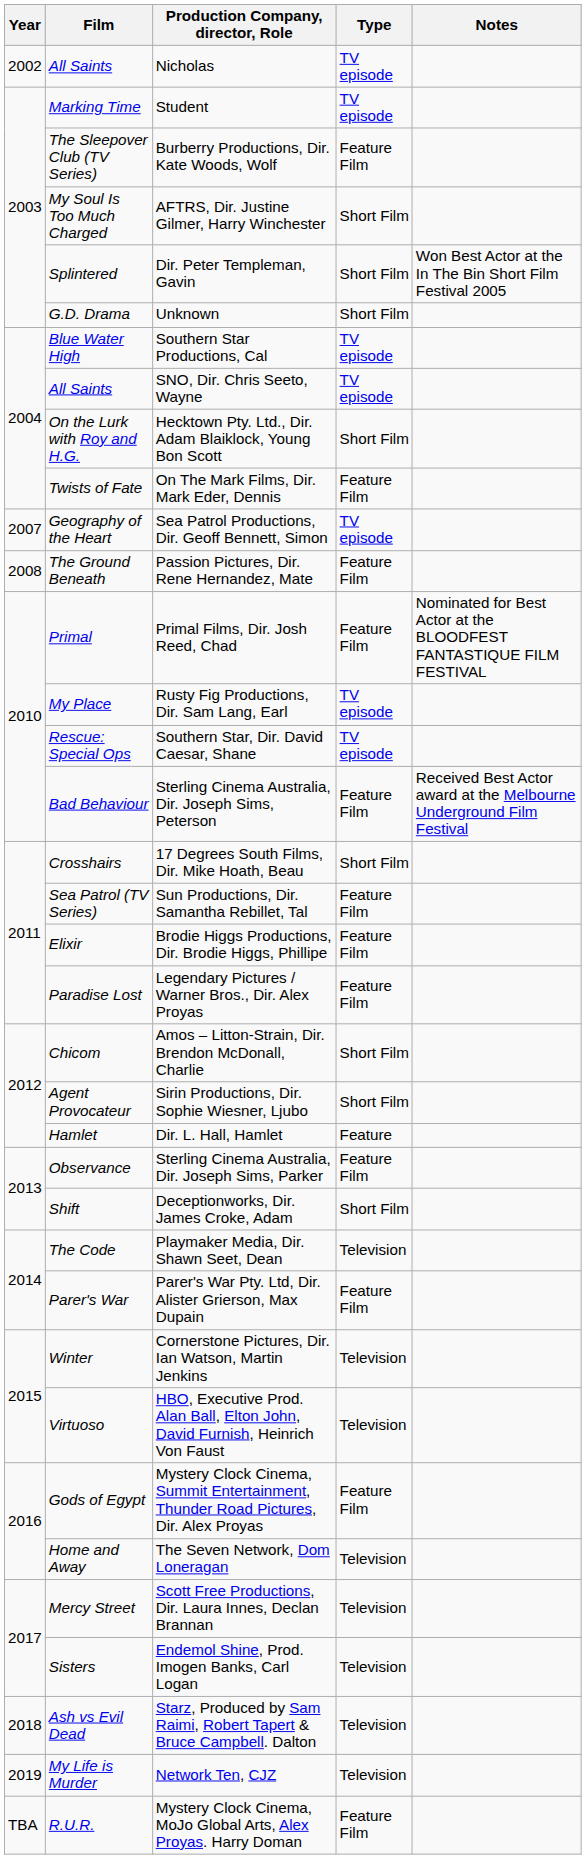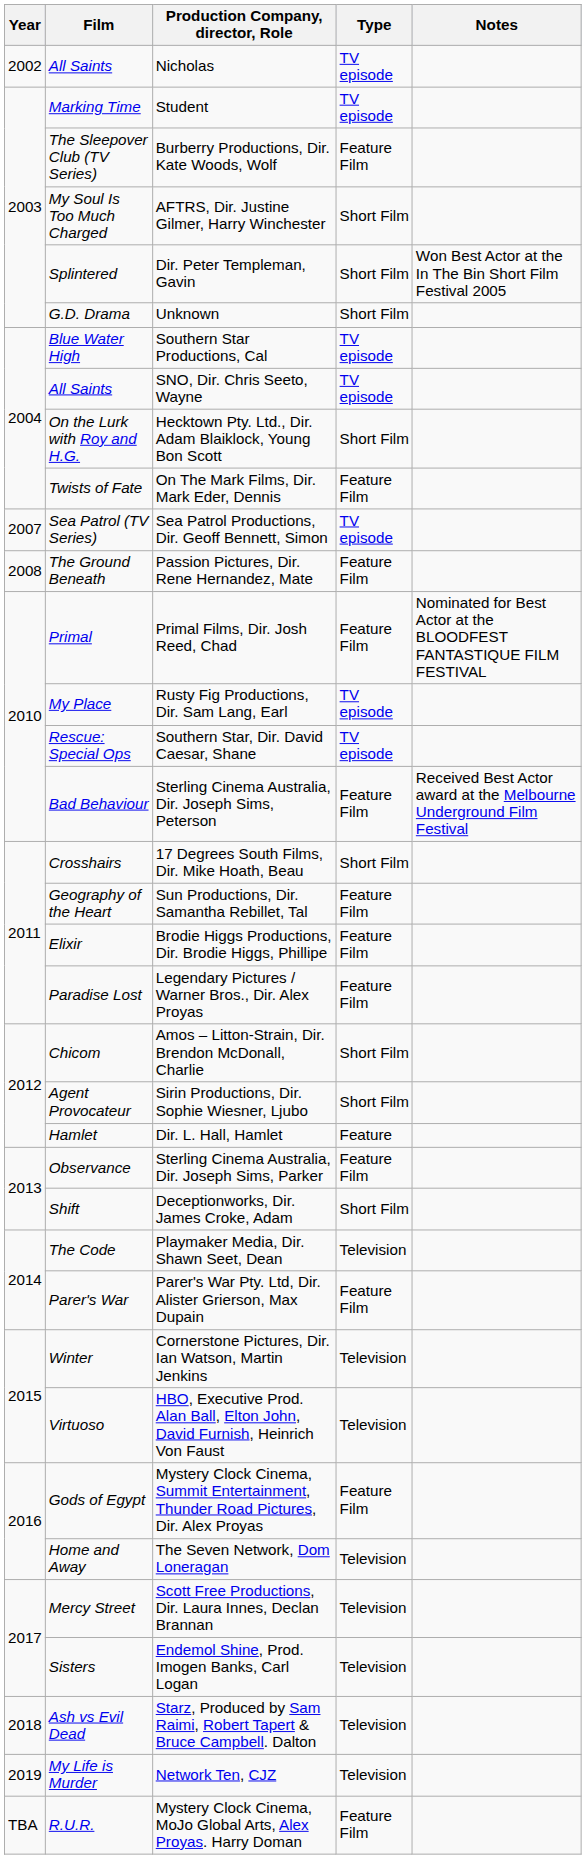(95, 529) Geography of the Heart -> (99, 529) Sea Patrol (TV Series)
(99, 903) Sea Patrol (TV Series) -> (95, 903) Geography of the Heart
